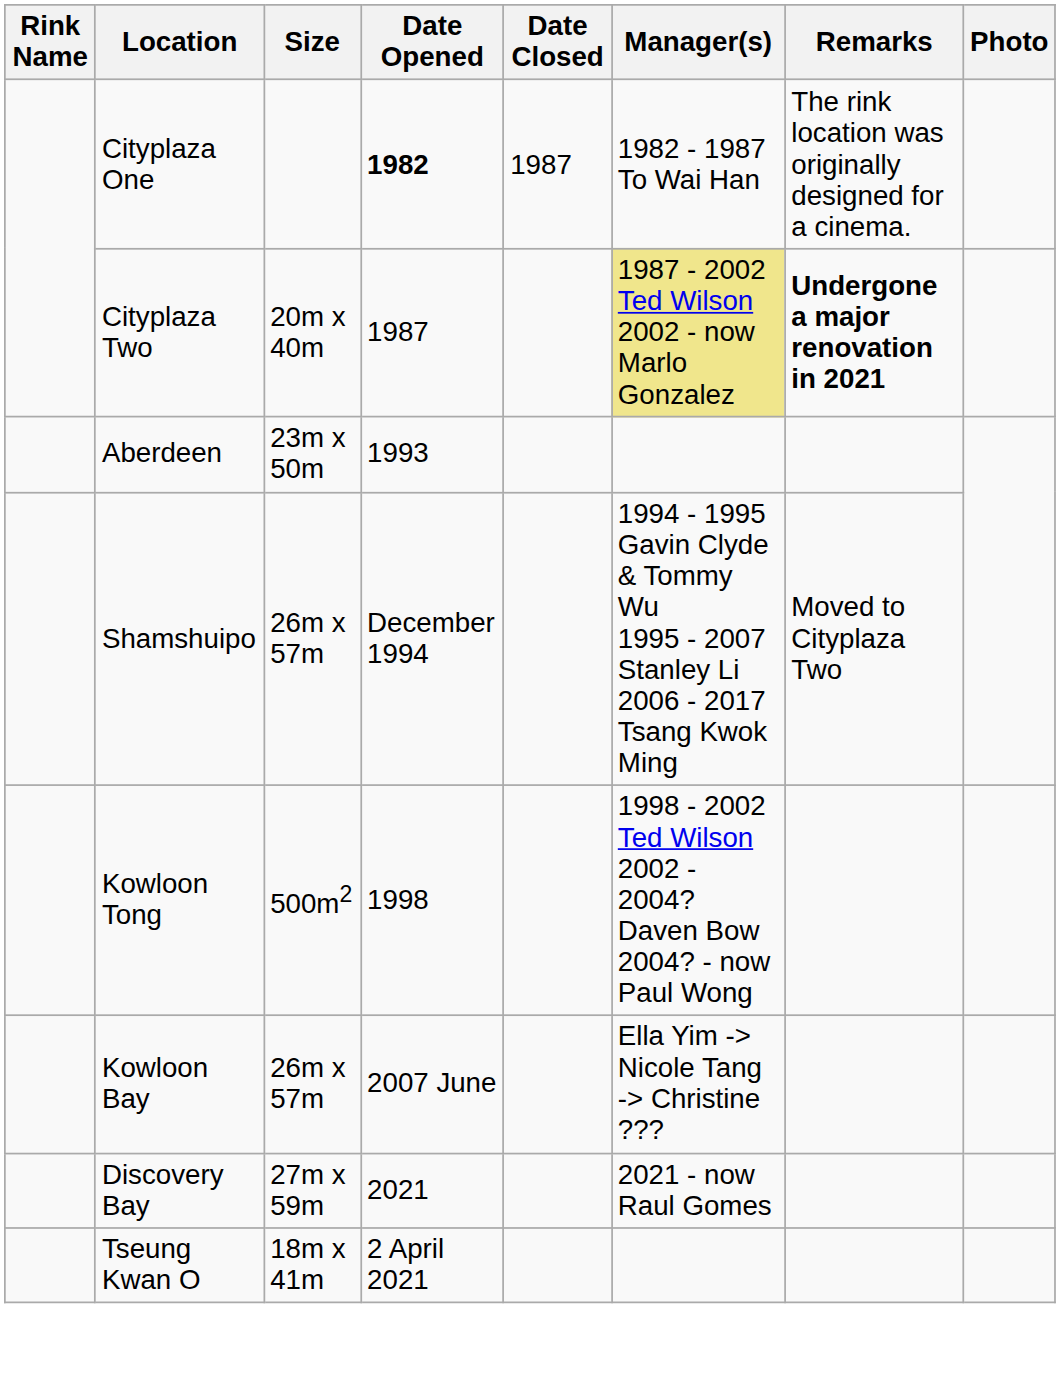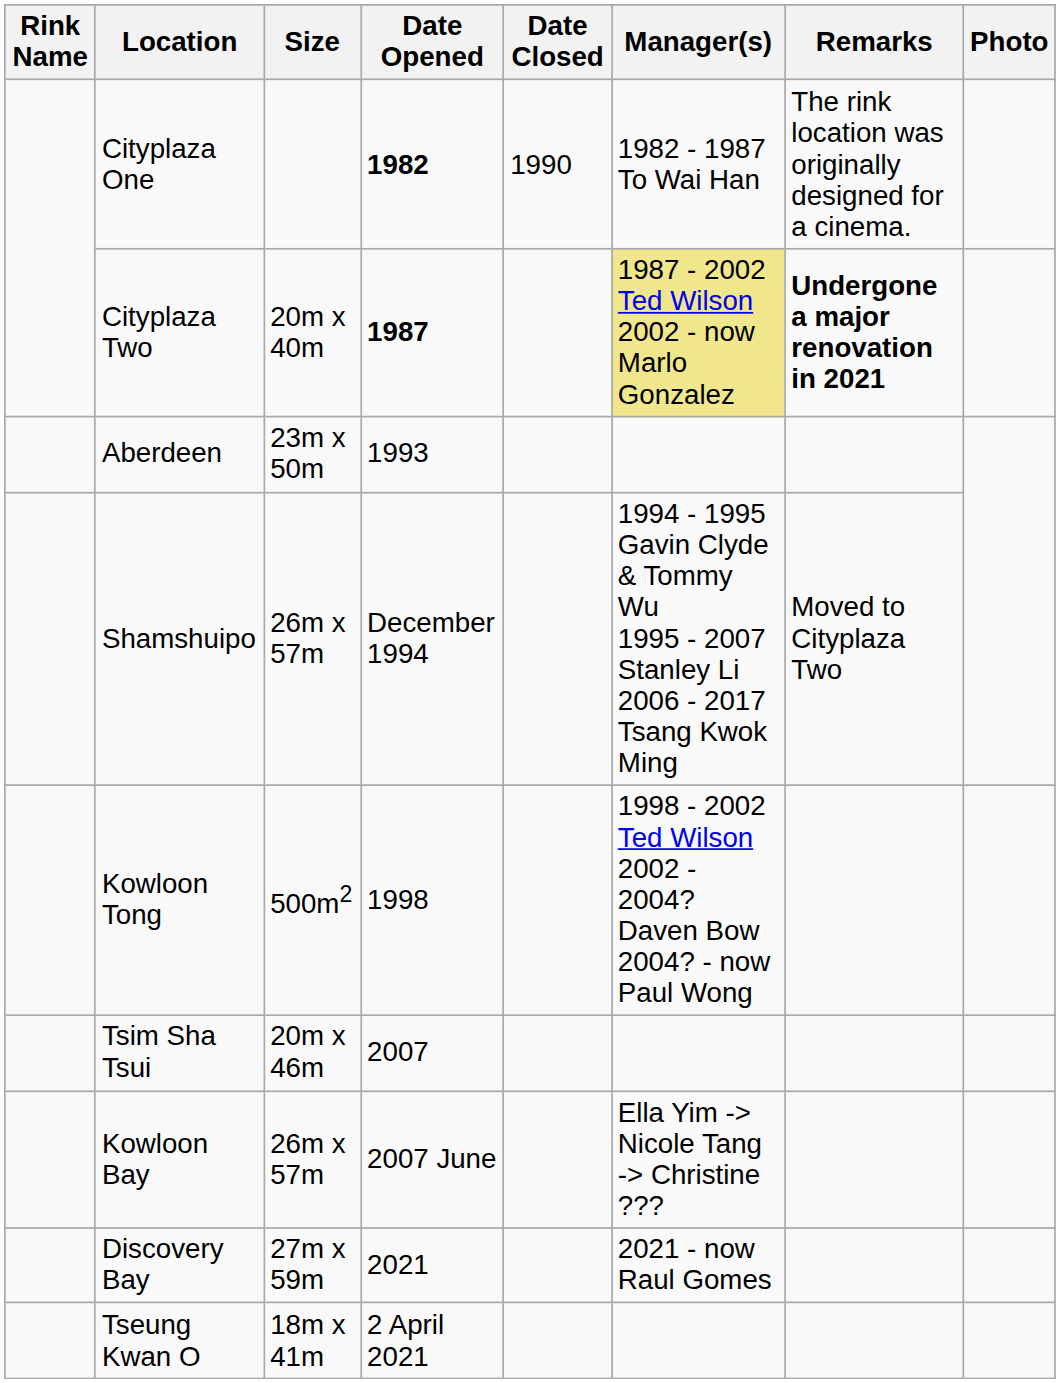(541, 163) 1987 -> (541, 163) 1990
(398, 332) normal -> (398, 332) bold
+ row: (159, 1052)
